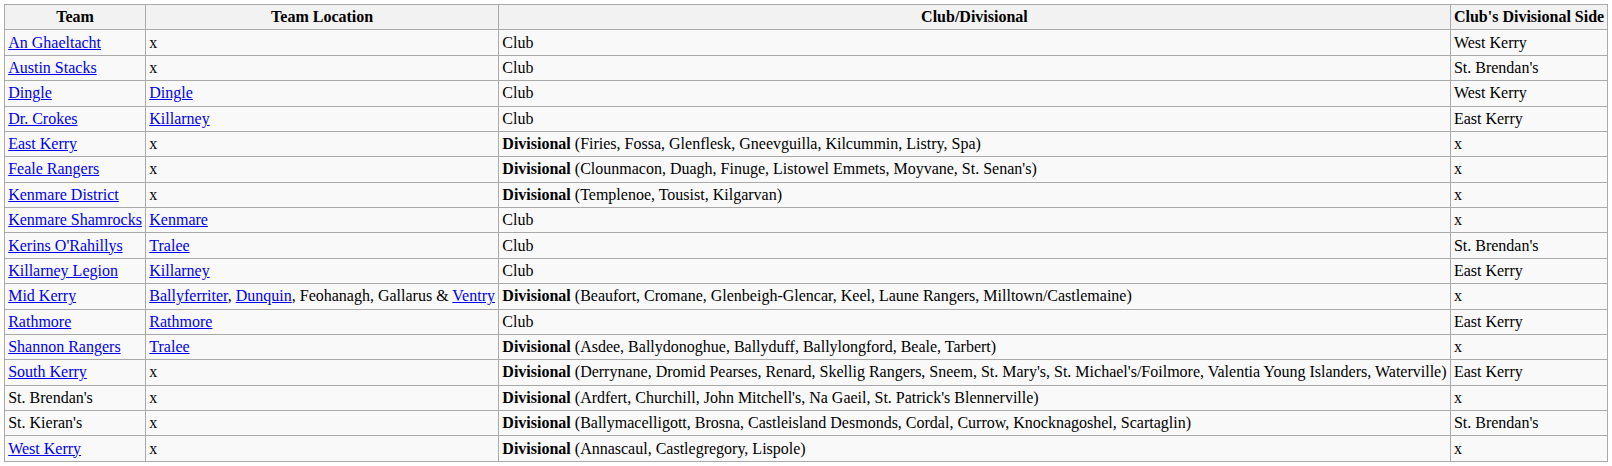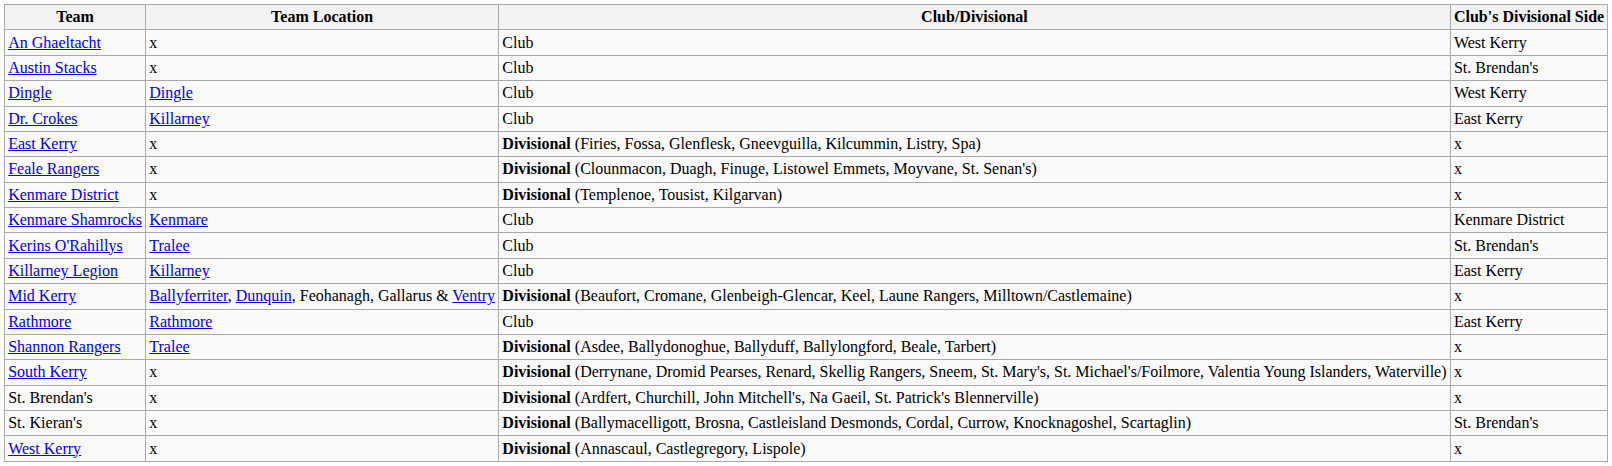(1458, 220) x -> (1509, 220) Kenmare District
(1488, 372) East Kerry -> (1458, 372) x
